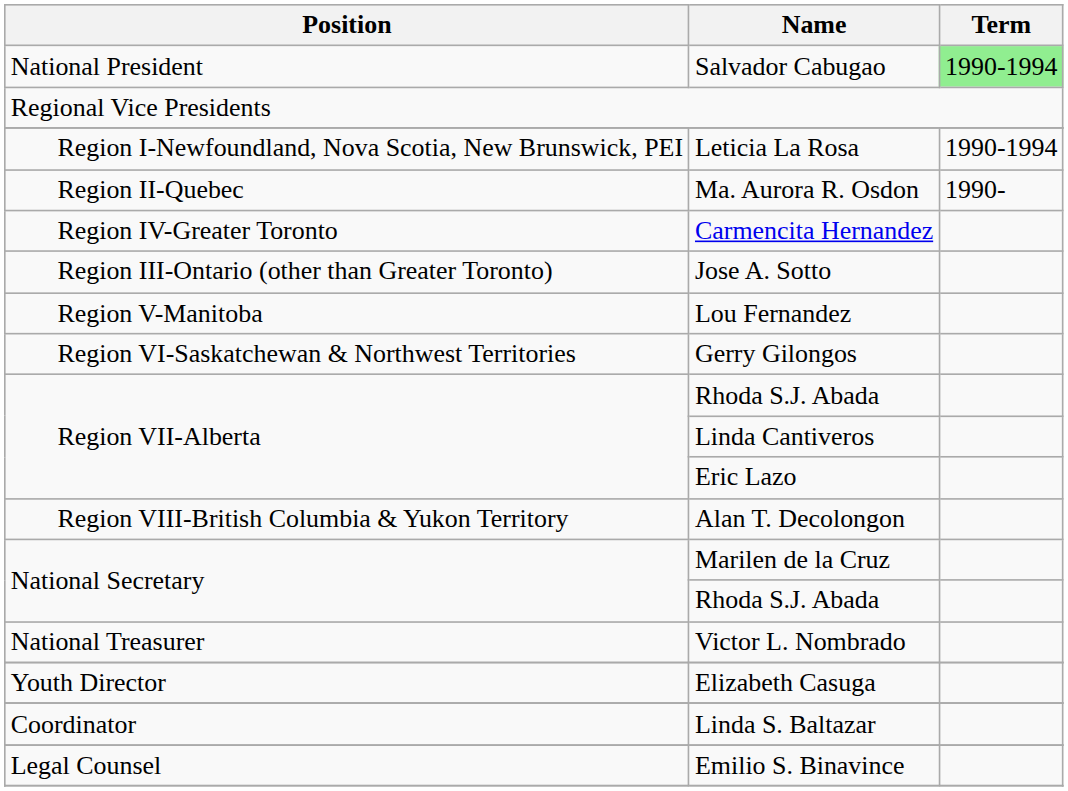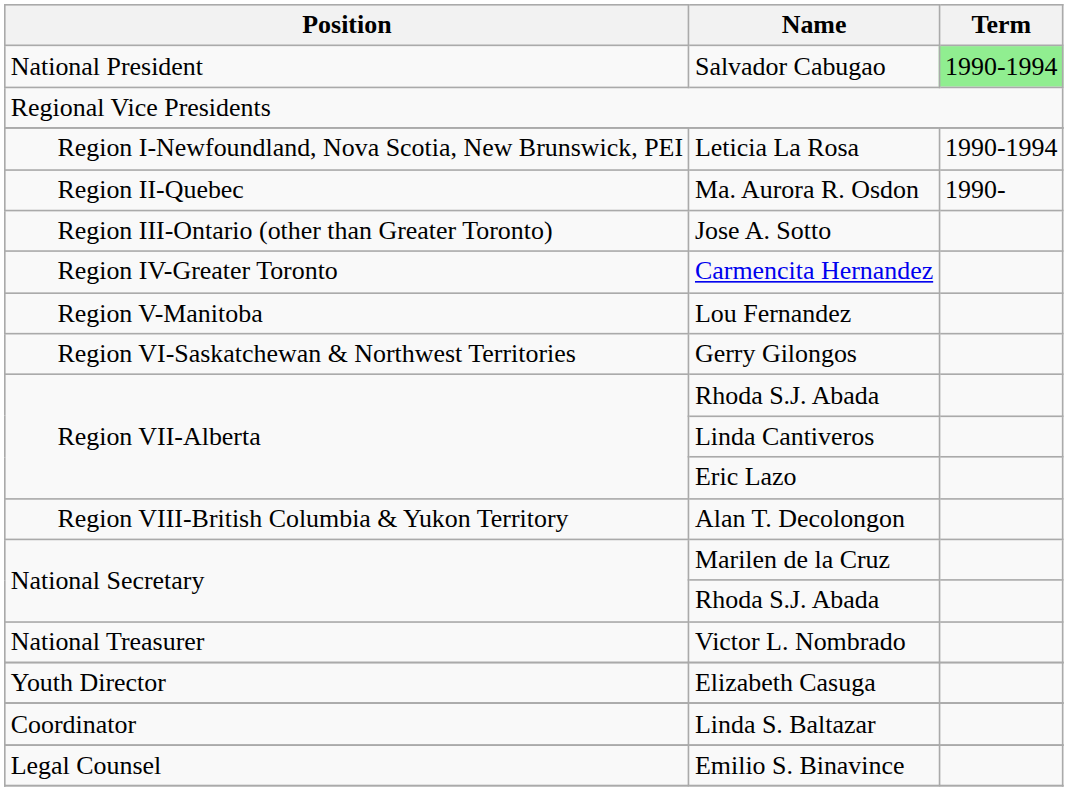rows swapped: (305, 271) <-> (198, 230)
